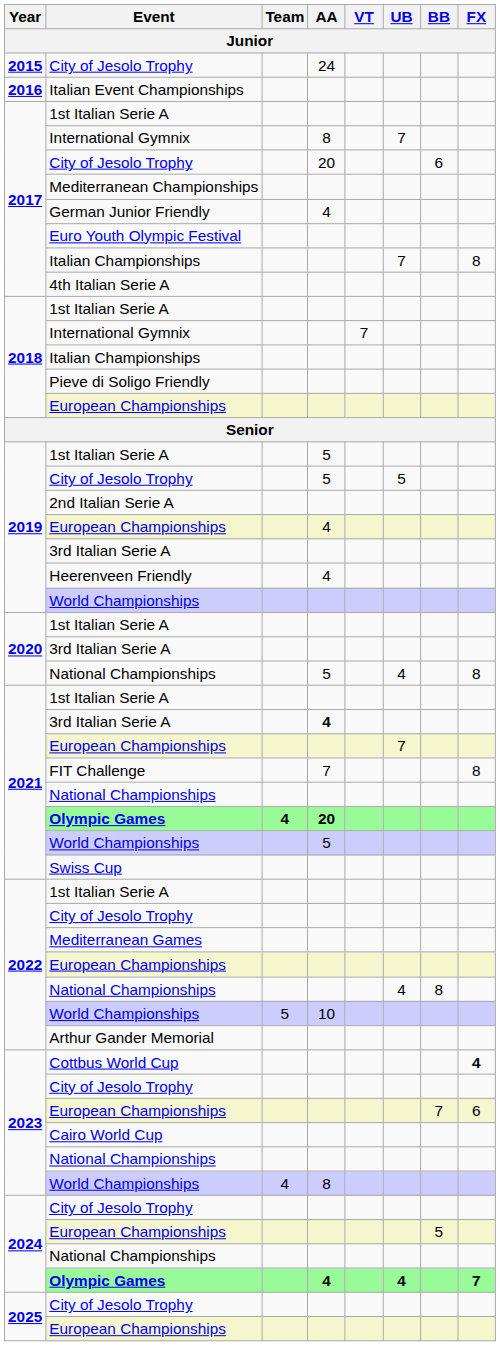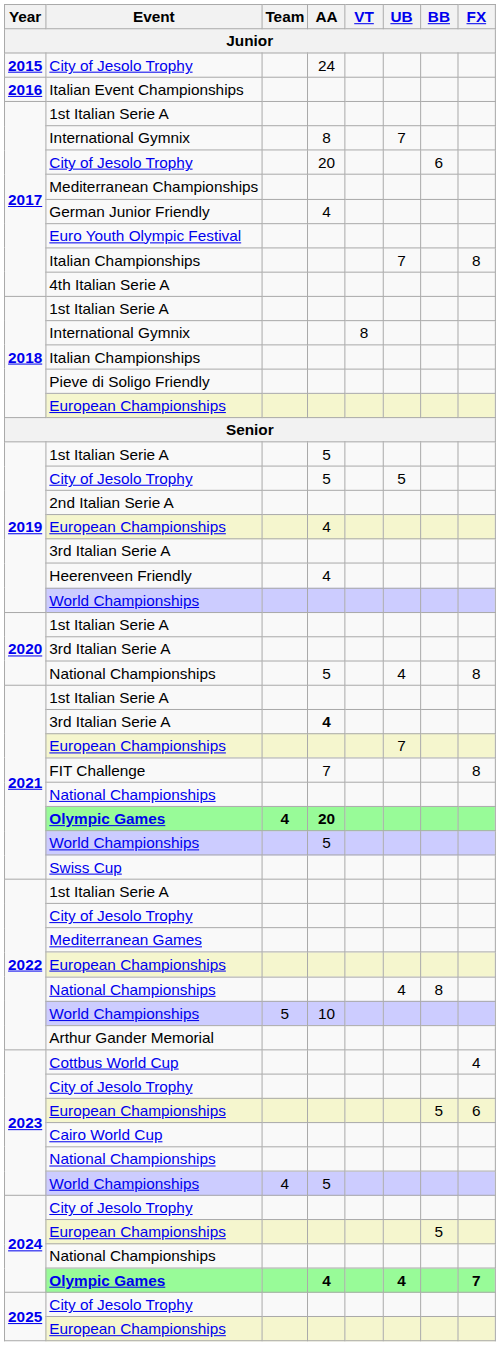(364, 333) 7 -> (364, 333) 8
(476, 1062) bold -> (476, 1062) normal
(439, 1110) 7 -> (439, 1110) 5
(327, 1183) 8 -> (327, 1183) 5
